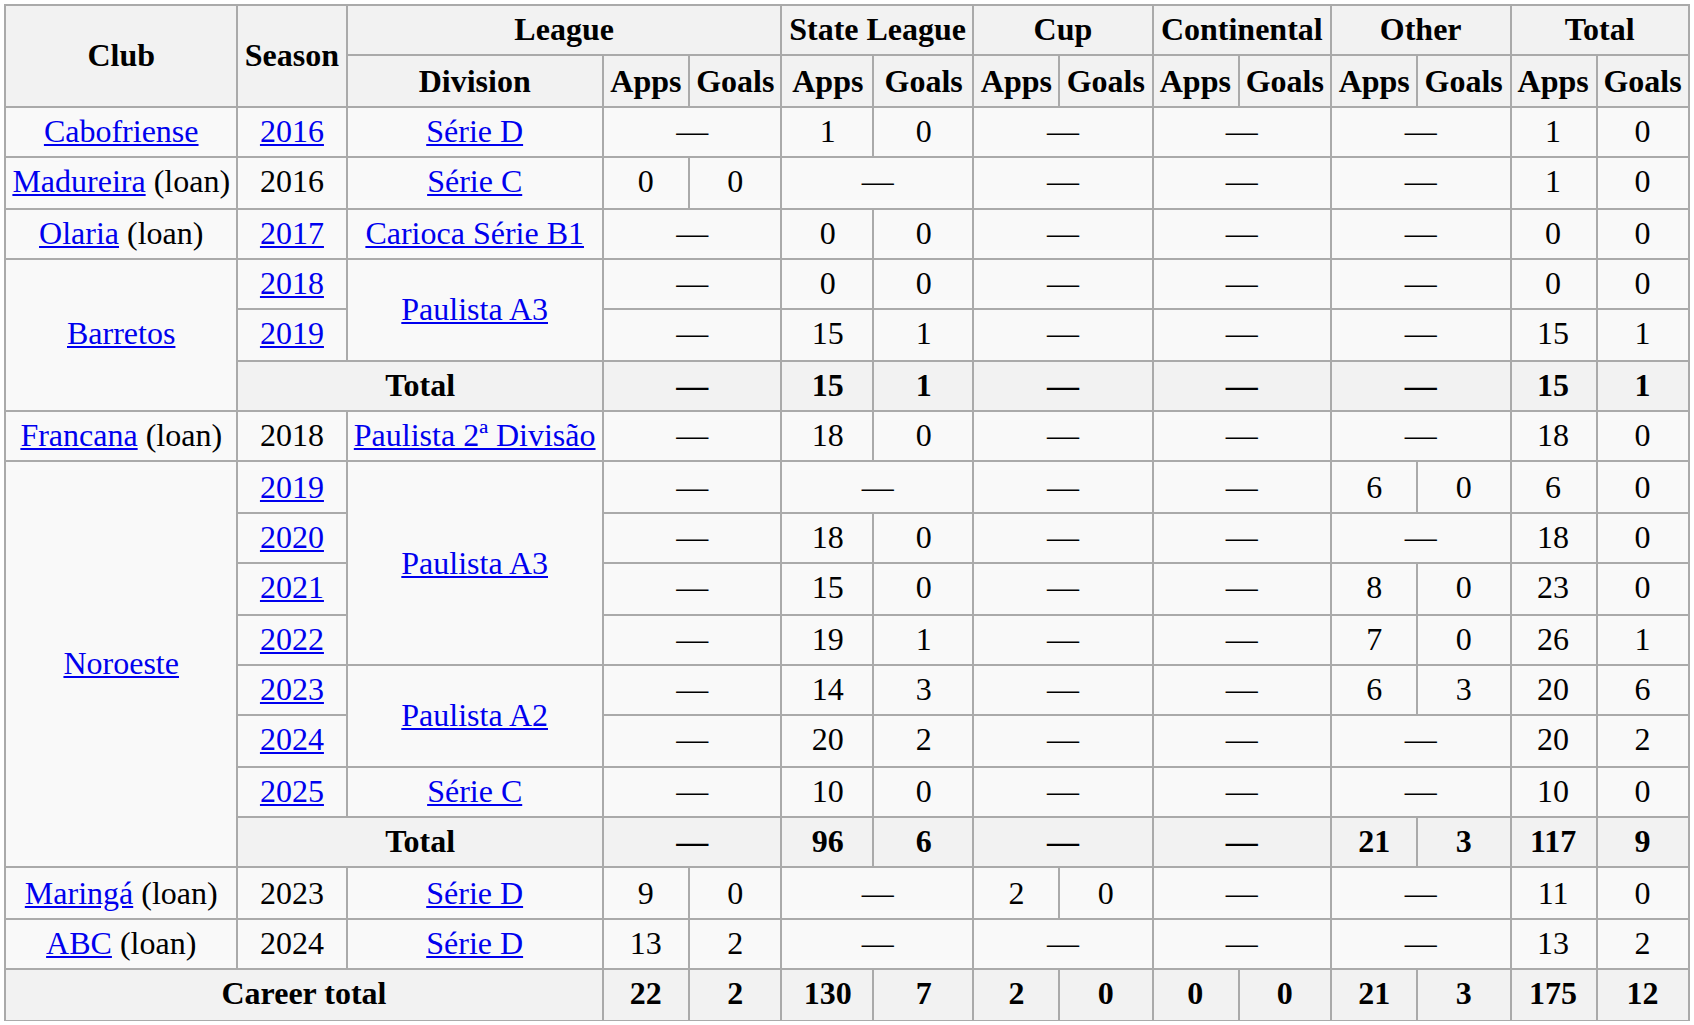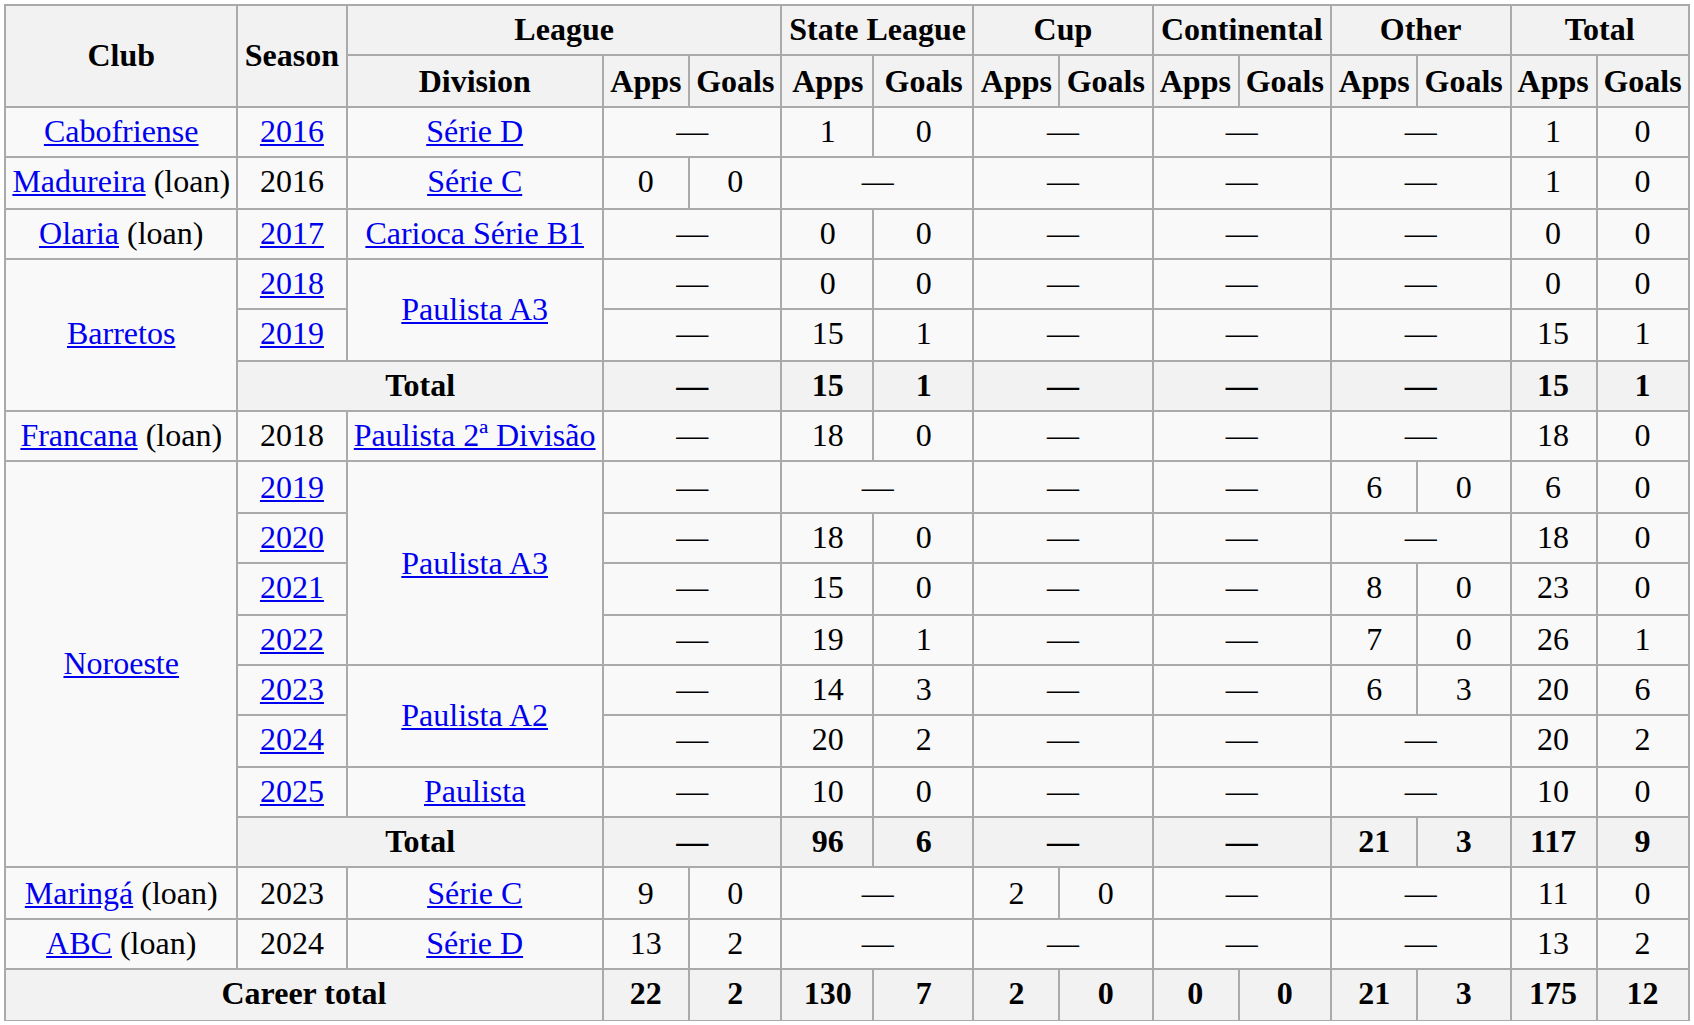(475, 791) Série C -> (475, 791) Paulista
(475, 892) Série D -> (475, 892) Série C
